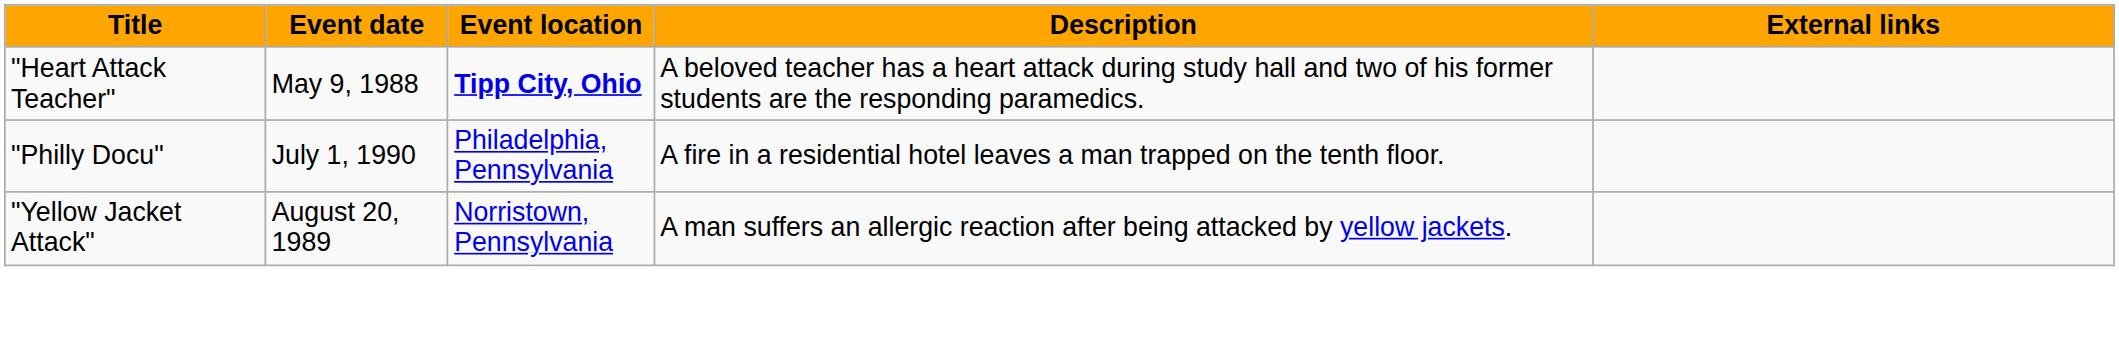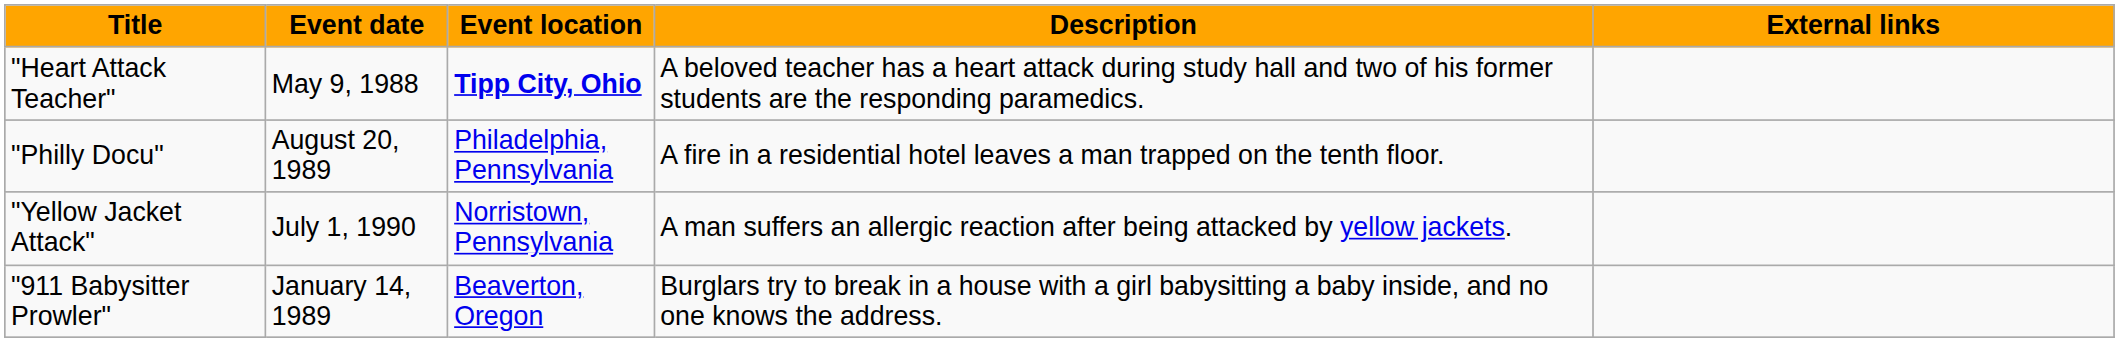(344, 155) July 1, 1990 -> (336, 155) August 20, 1989
(336, 227) August 20, 1989 -> (344, 227) July 1, 1990
+ row: (100, 300)
